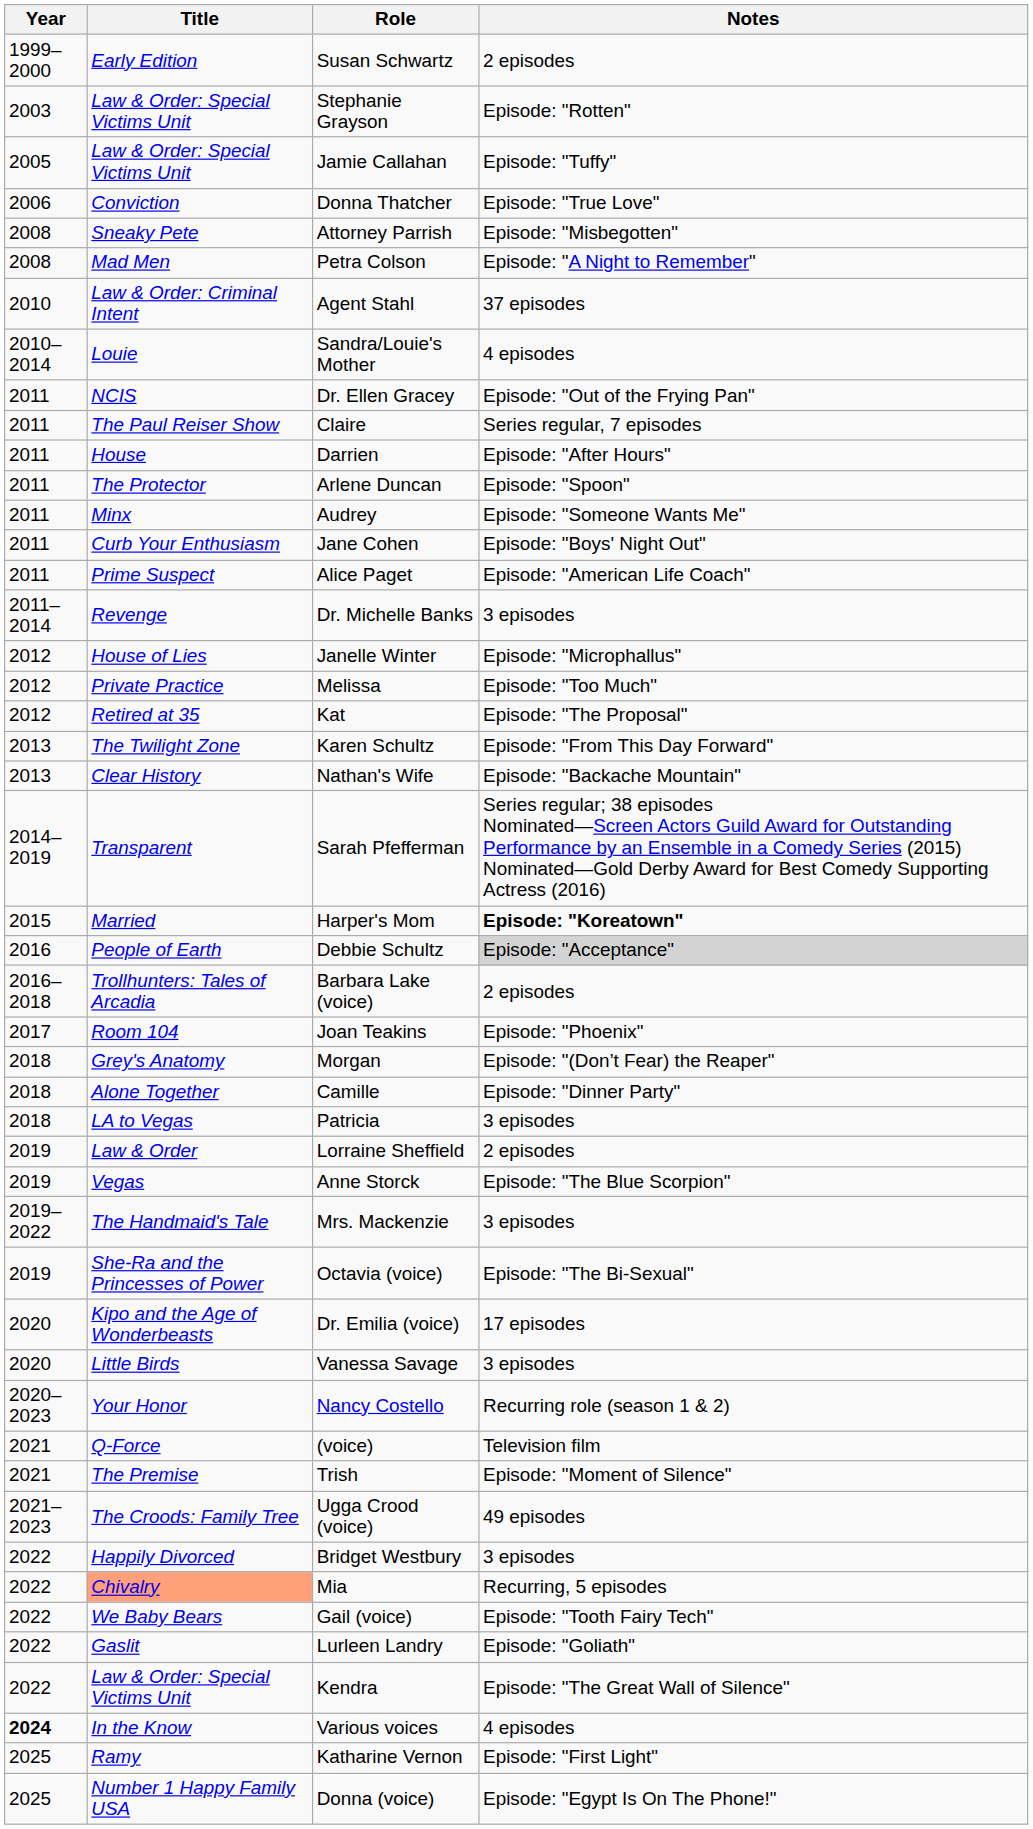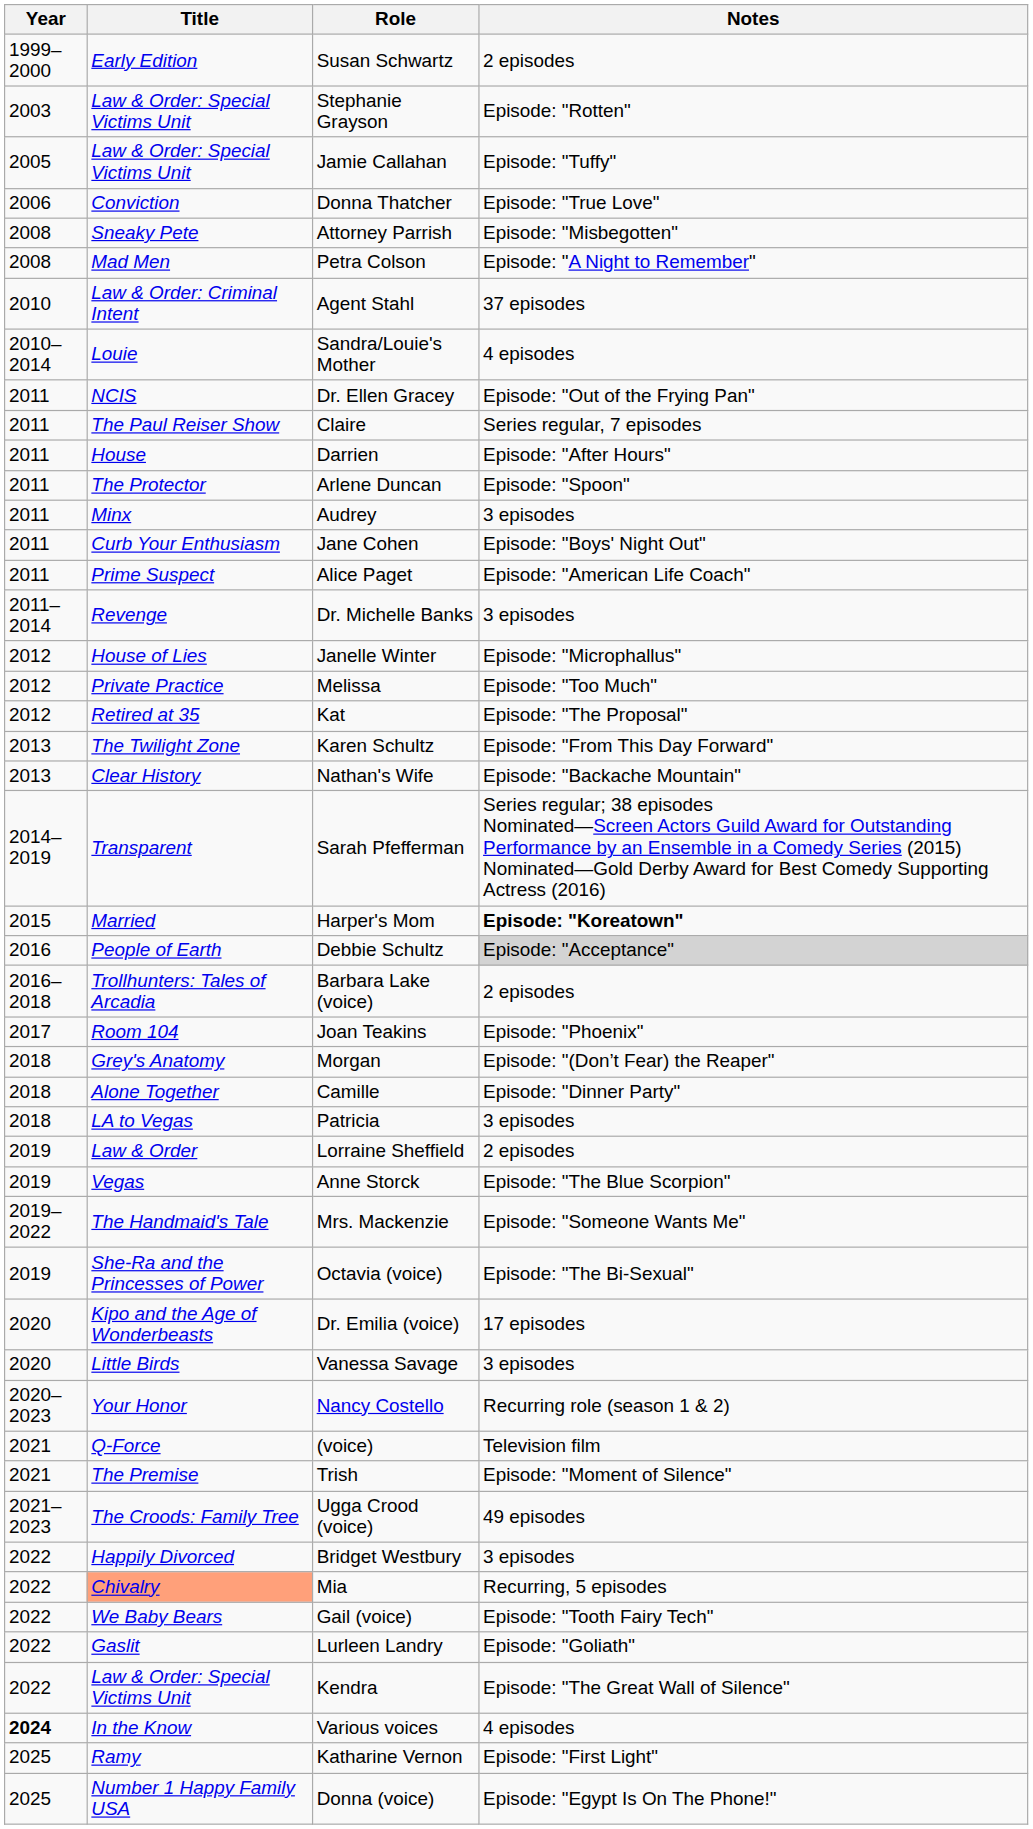(614, 514) Episode: "Someone Wants Me" -> (529, 514) 3 episodes
(529, 1221) 3 episodes -> (614, 1221) Episode: "Someone Wants Me"
